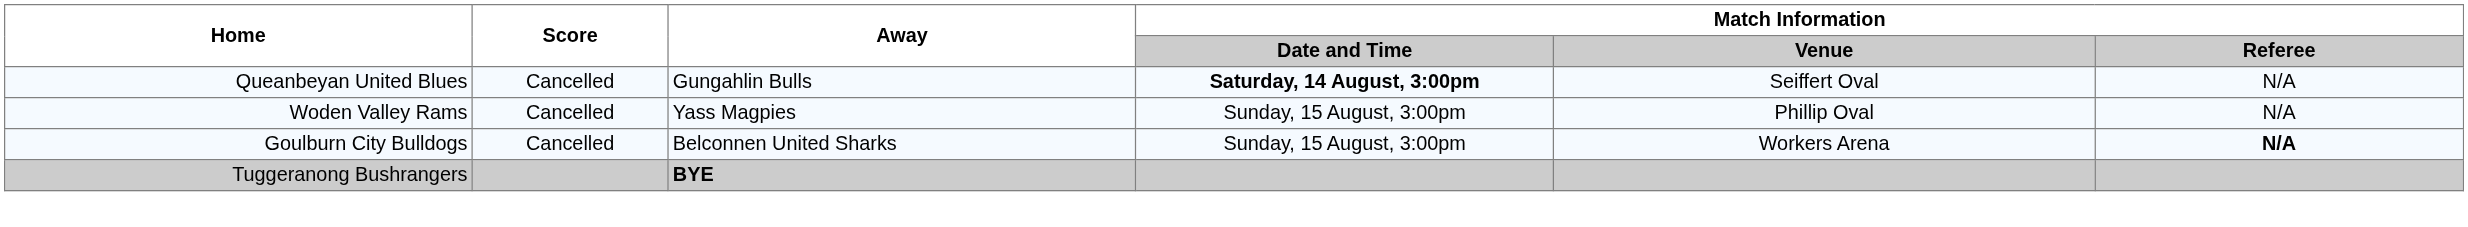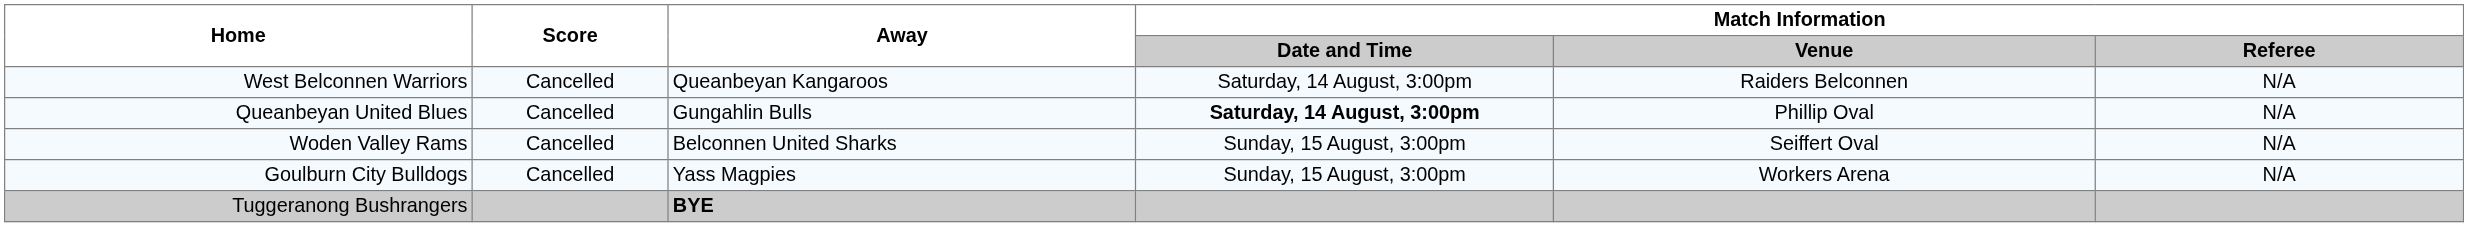+ row: (356, 82)
(1824, 82) Seiffert Oval -> (1824, 112) Phillip Oval
(734, 112) Yass Magpies -> (785, 144) Belconnen United Sharks
(1824, 112) Phillip Oval -> (1824, 144) Seiffert Oval
(785, 144) Belconnen United Sharks -> (734, 175) Yass Magpies
(2279, 144) bold -> (2279, 175) normal
